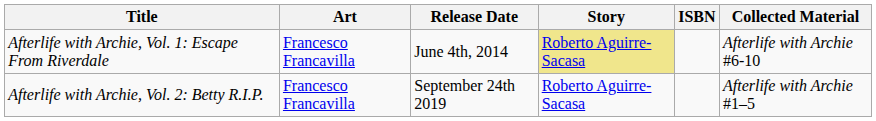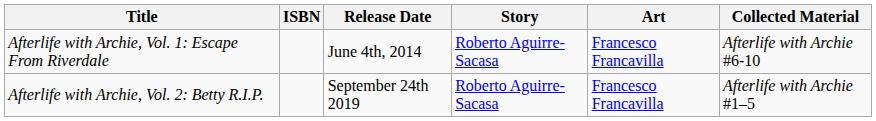columns swapped: (697, 17) <-> (345, 17)
(597, 51) khaki background -> (510, 51) no background
